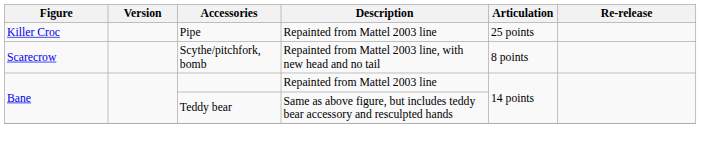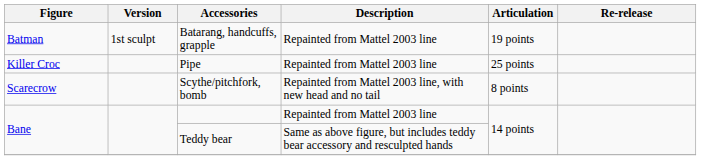+ row: (25, 38)
